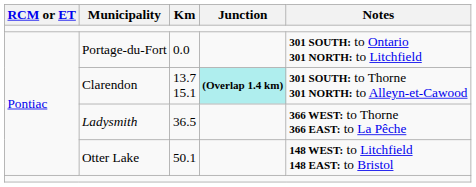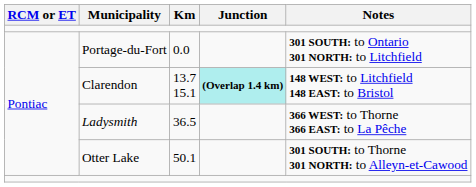(378, 85) 301 SOUTH: to Thorne 301 NORTH: to Alleyn-et-Cawood -> (351, 85) 148 WEST: to Litchfield 148 EAST: to Bristol
(351, 157) 148 WEST: to Litchfield 148 EAST: to Bristol -> (378, 157) 301 SOUTH: to Thorne 301 NORTH: to Alleyn-et-Cawood
